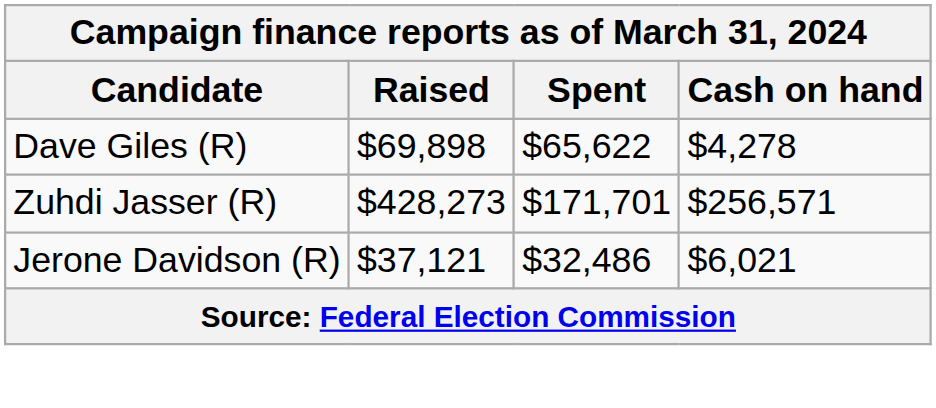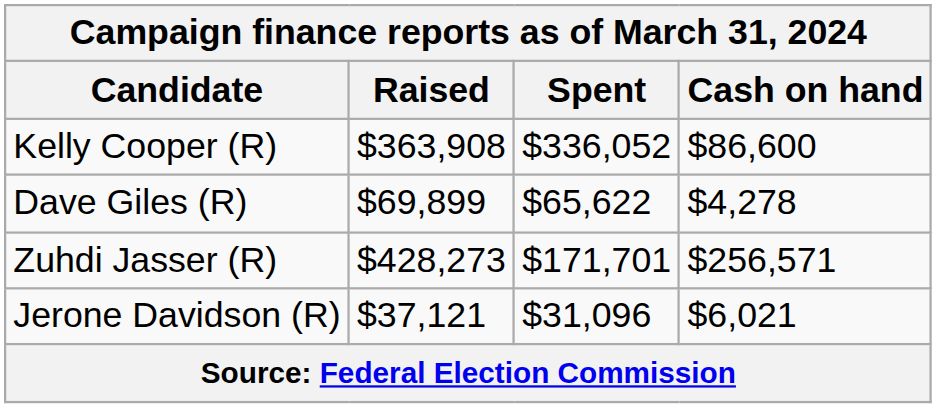+ row: (145, 145)
(421, 145) $69,898 -> (421, 202) $69,899
(587, 259) $32,486 -> (587, 315) $31,096
